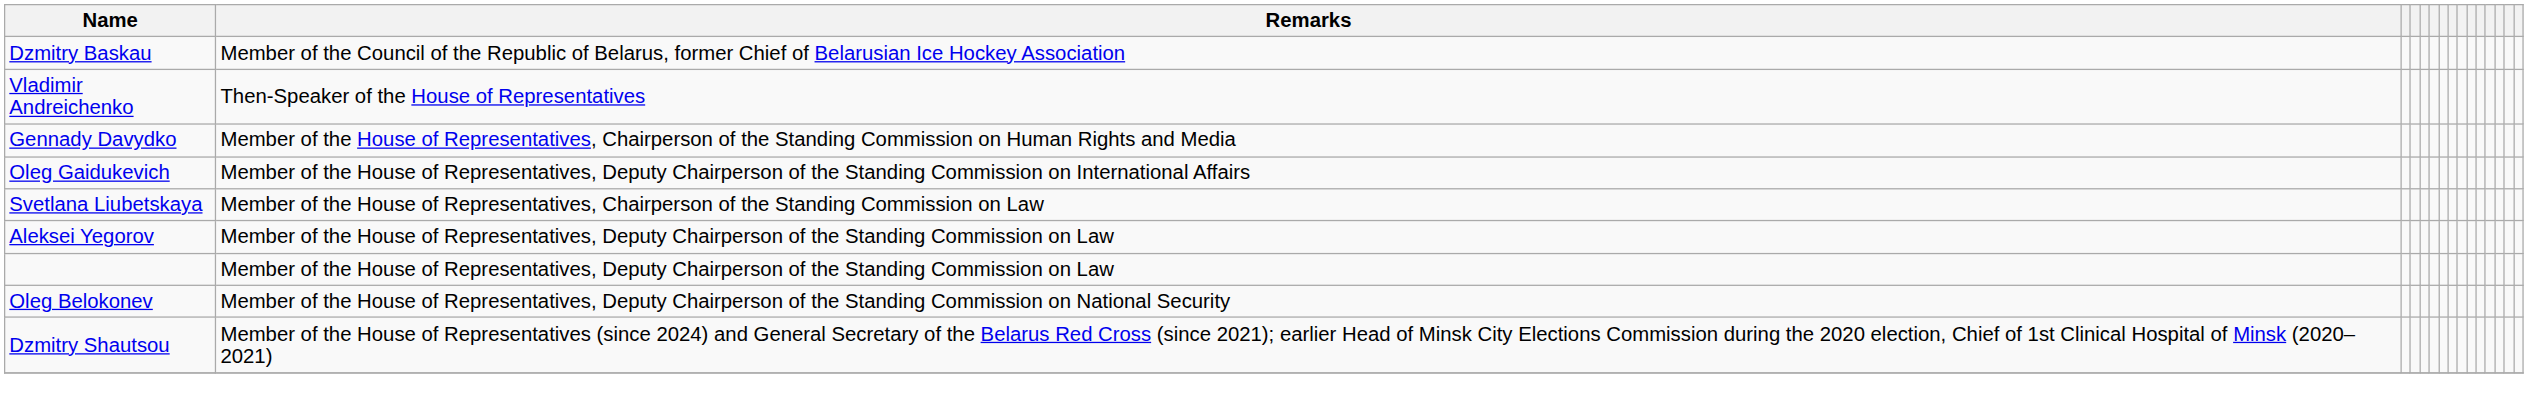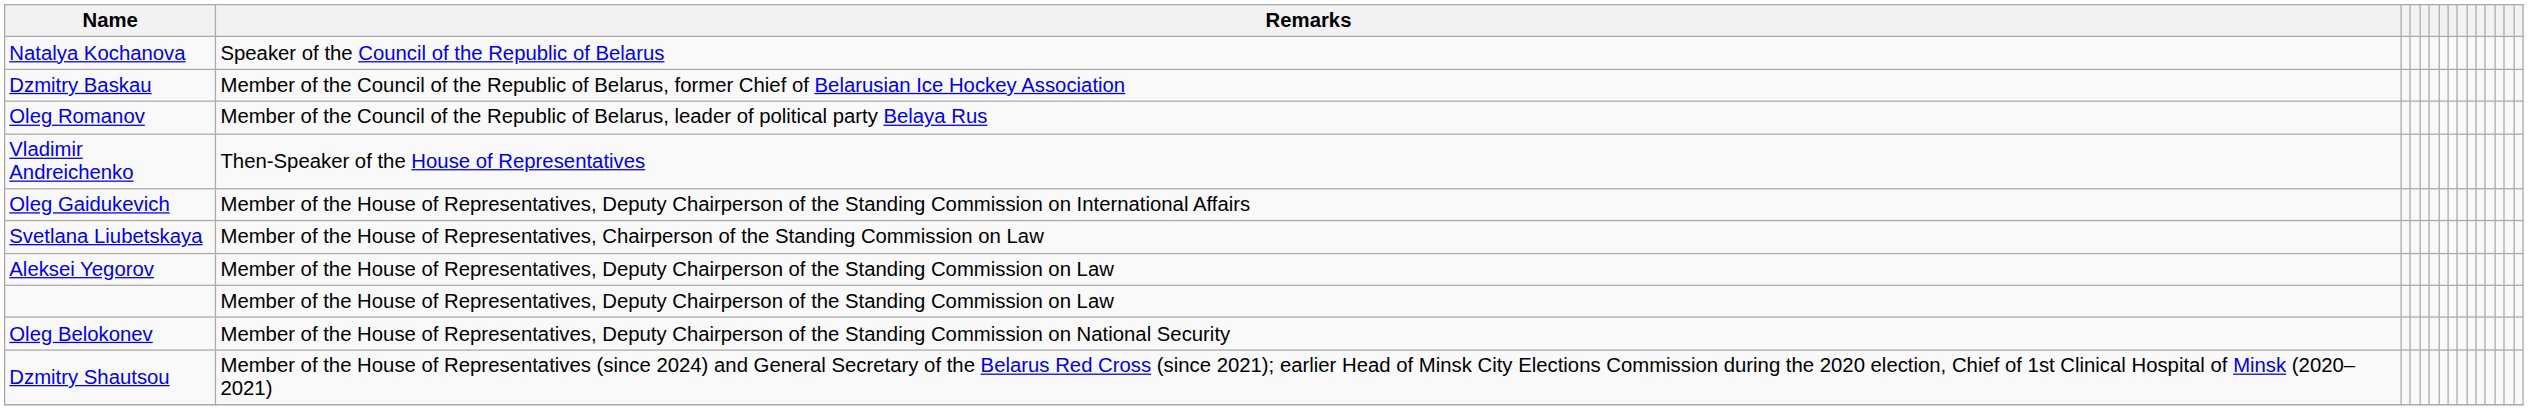+ row: (97, 52)
+ row: (77, 117)
- row: (93, 140)
